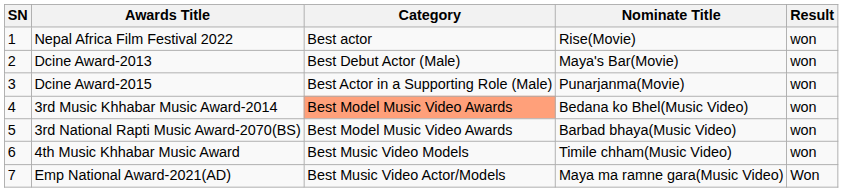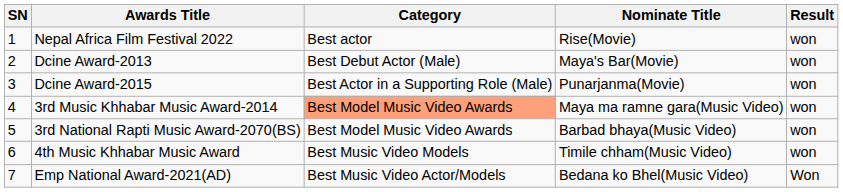(654, 107) Bedana ko Bhel(Music Video) -> (671, 107) Maya ma ramne gara(Music Video)
(671, 175) Maya ma ramne gara(Music Video) -> (654, 175) Bedana ko Bhel(Music Video)
